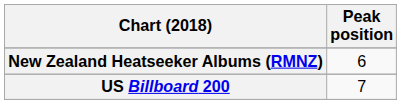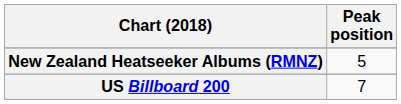(362, 61) 6 -> (362, 61) 5
